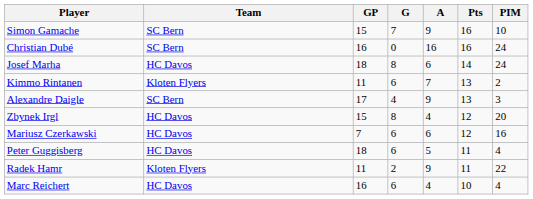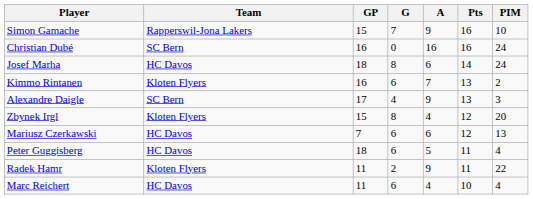(165, 30) SC Bern -> (199, 30) Rapperswil-Jona Lakers
(361, 82) 11 -> (361, 82) 16
(169, 116) HC Davos -> (176, 116) Kloten Flyers
(501, 133) 16 -> (501, 133) 13
(361, 185) 16 -> (361, 185) 11
